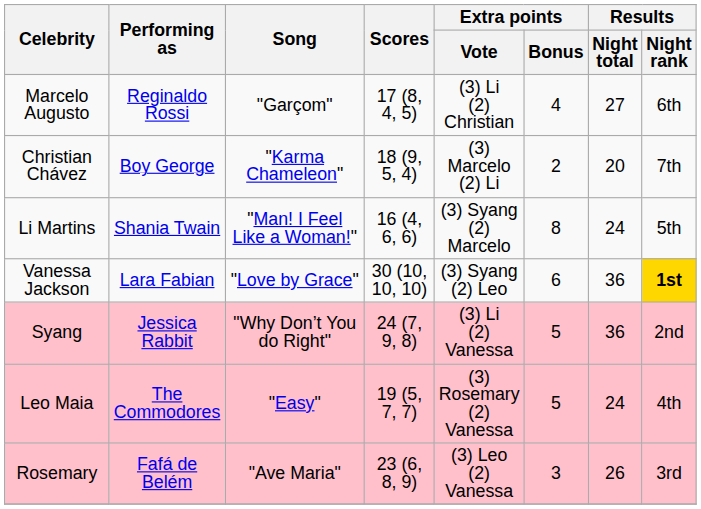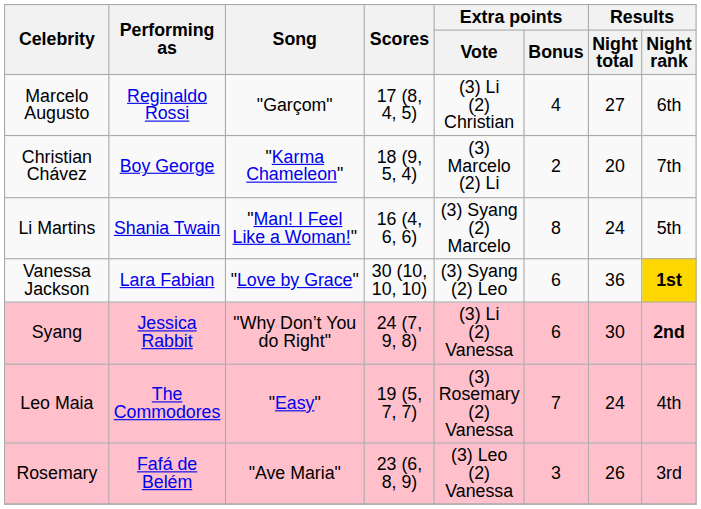(556, 332) 5 -> (556, 332) 6
(615, 332) 36 -> (615, 332) 30
(669, 332) normal -> (669, 332) bold
(556, 403) 5 -> (556, 403) 7
